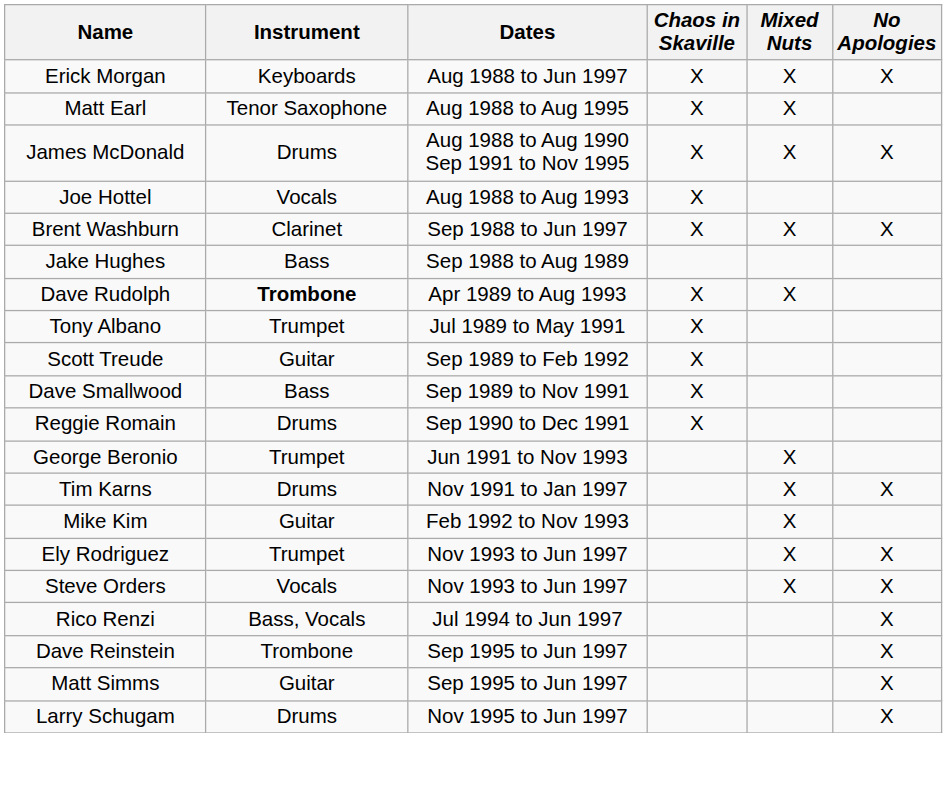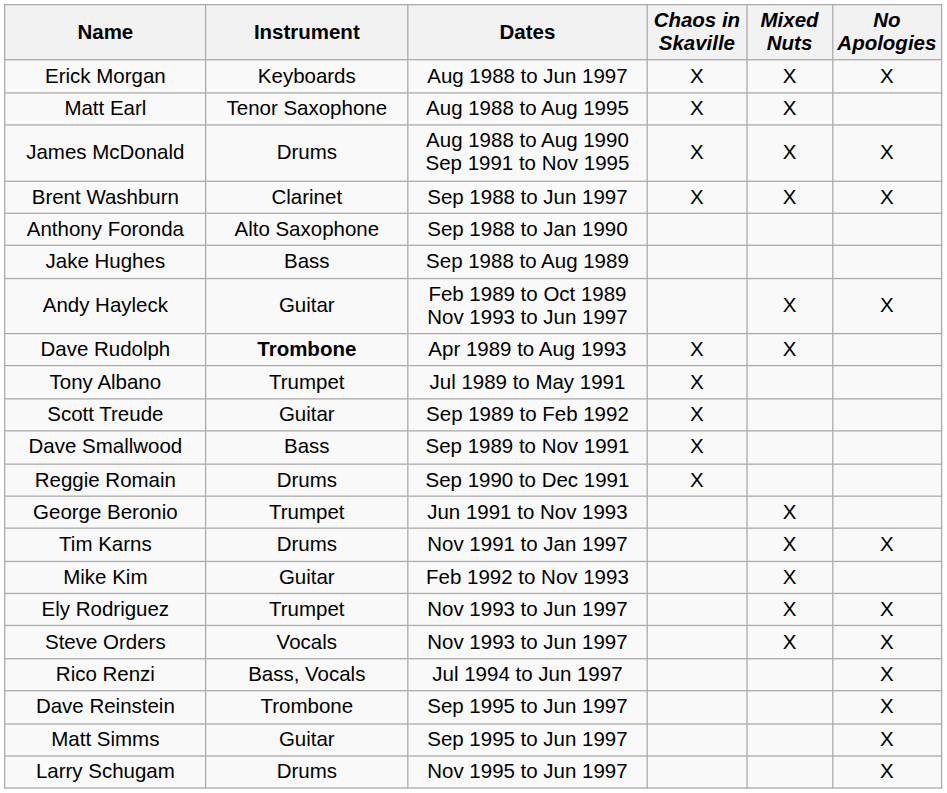- row: (105, 196)
+ row: (105, 229)
+ row: (105, 305)
